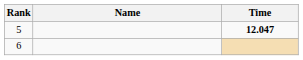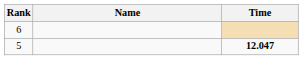rows swapped: (19, 30) <-> (19, 47)
